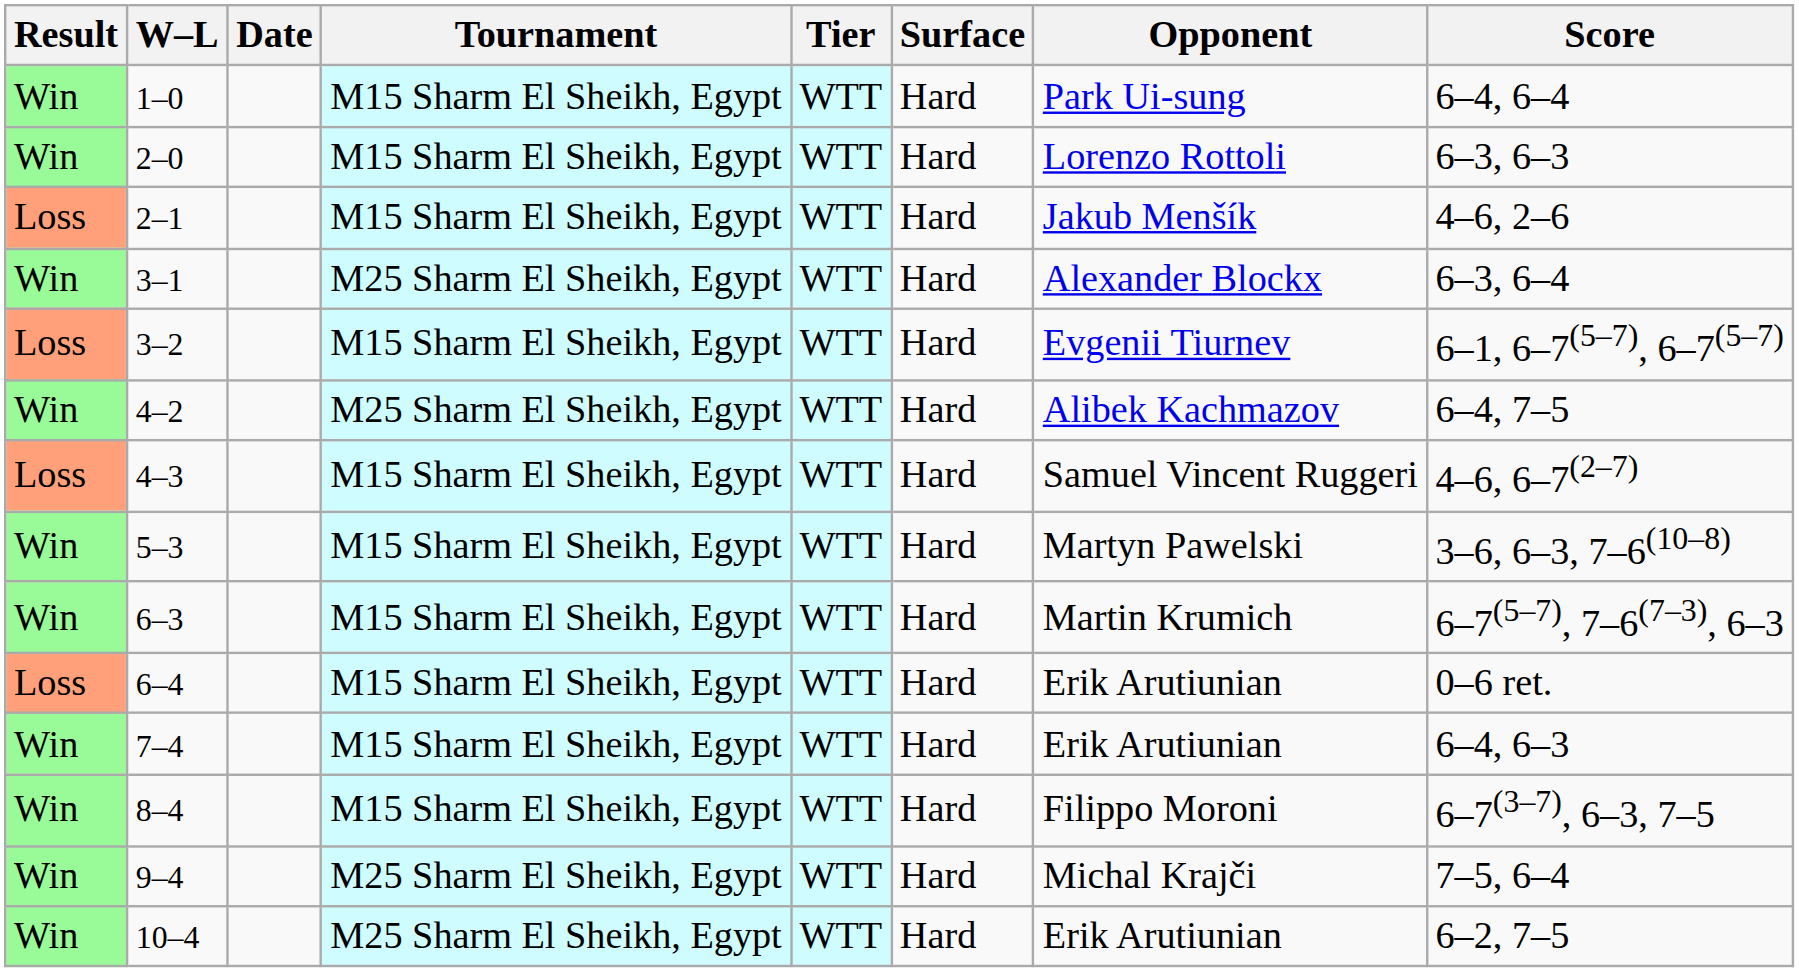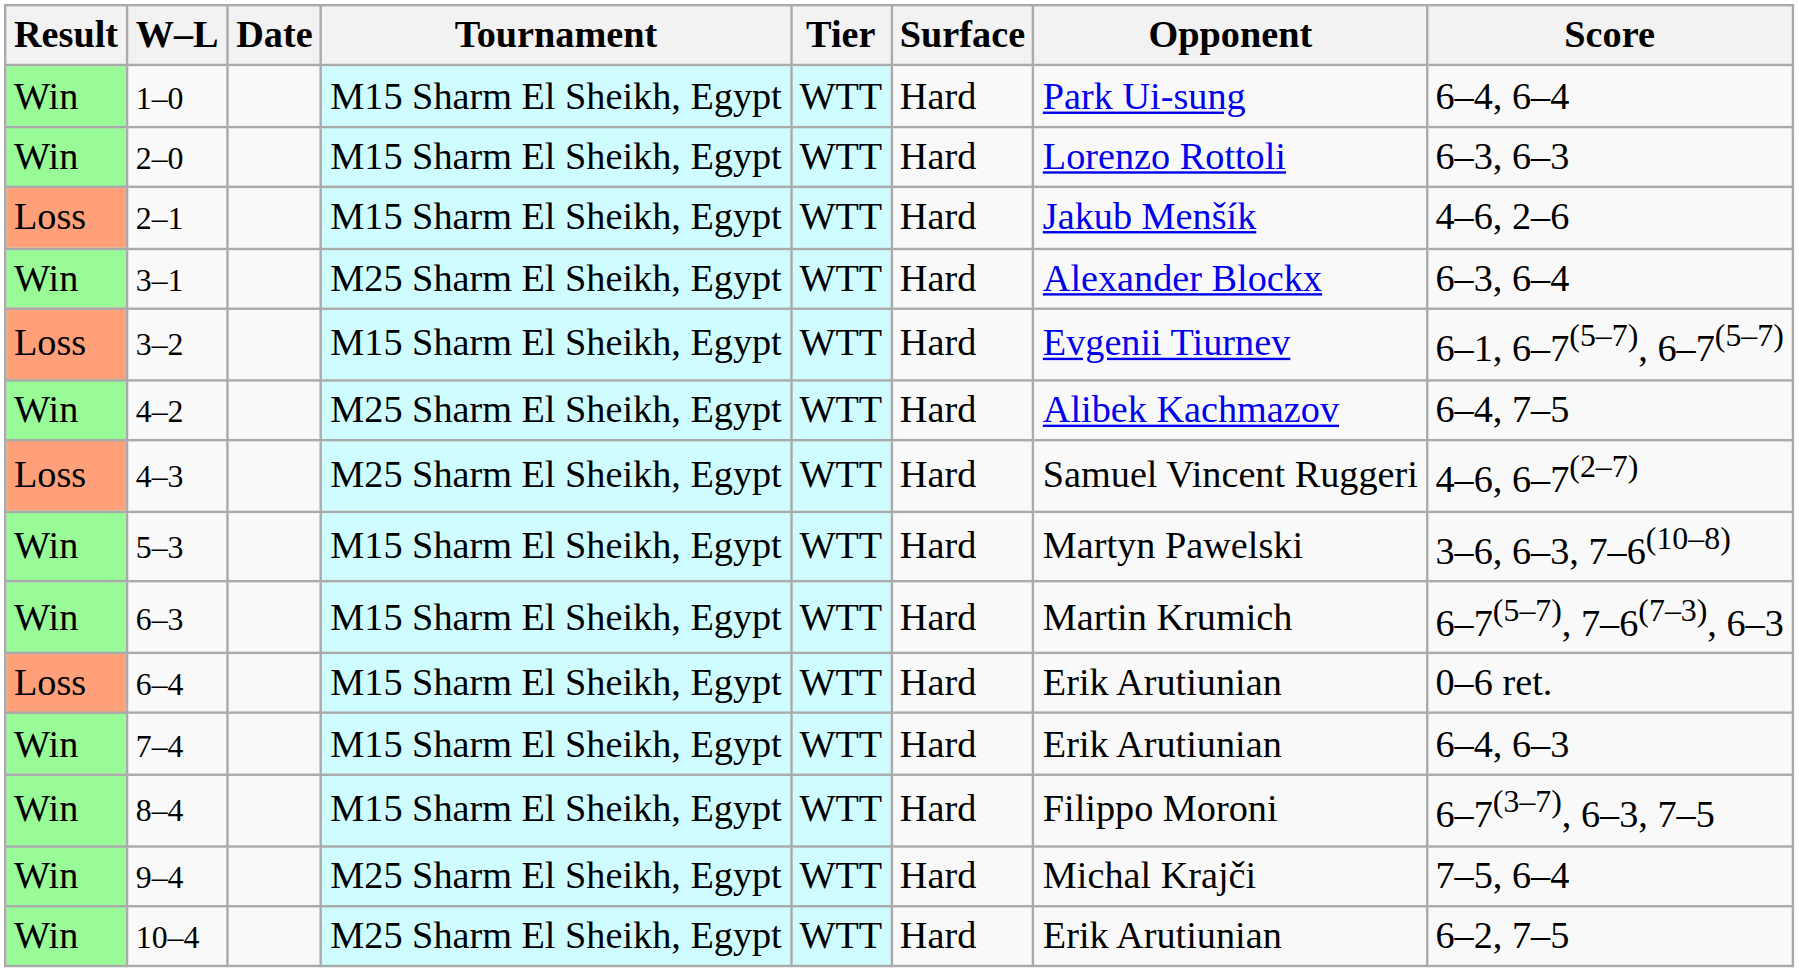(556, 474) M15 Sharm El Sheikh, Egypt -> (556, 474) M25 Sharm El Sheikh, Egypt
